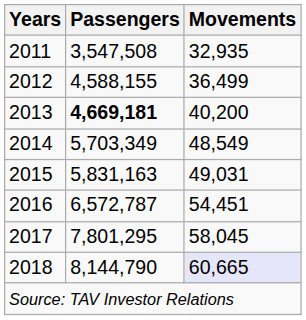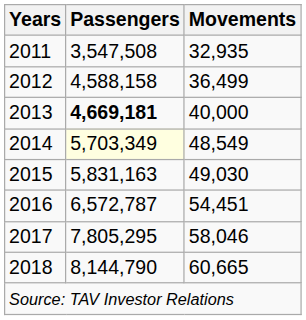(114, 81) 4,588,155 -> (114, 81) 4,588,158
(219, 112) 40,200 -> (219, 112) 40,000
(114, 143) no background -> (114, 143) lightyellow background
(219, 174) 49,031 -> (219, 174) 49,030
(114, 236) 7,801,295 -> (114, 236) 7,805,295
(219, 236) 58,045 -> (219, 236) 58,046
(219, 267) lavender background -> (219, 267) no background
